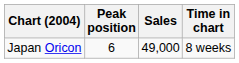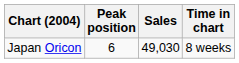(161, 48) 49,000 -> (161, 48) 49,030
